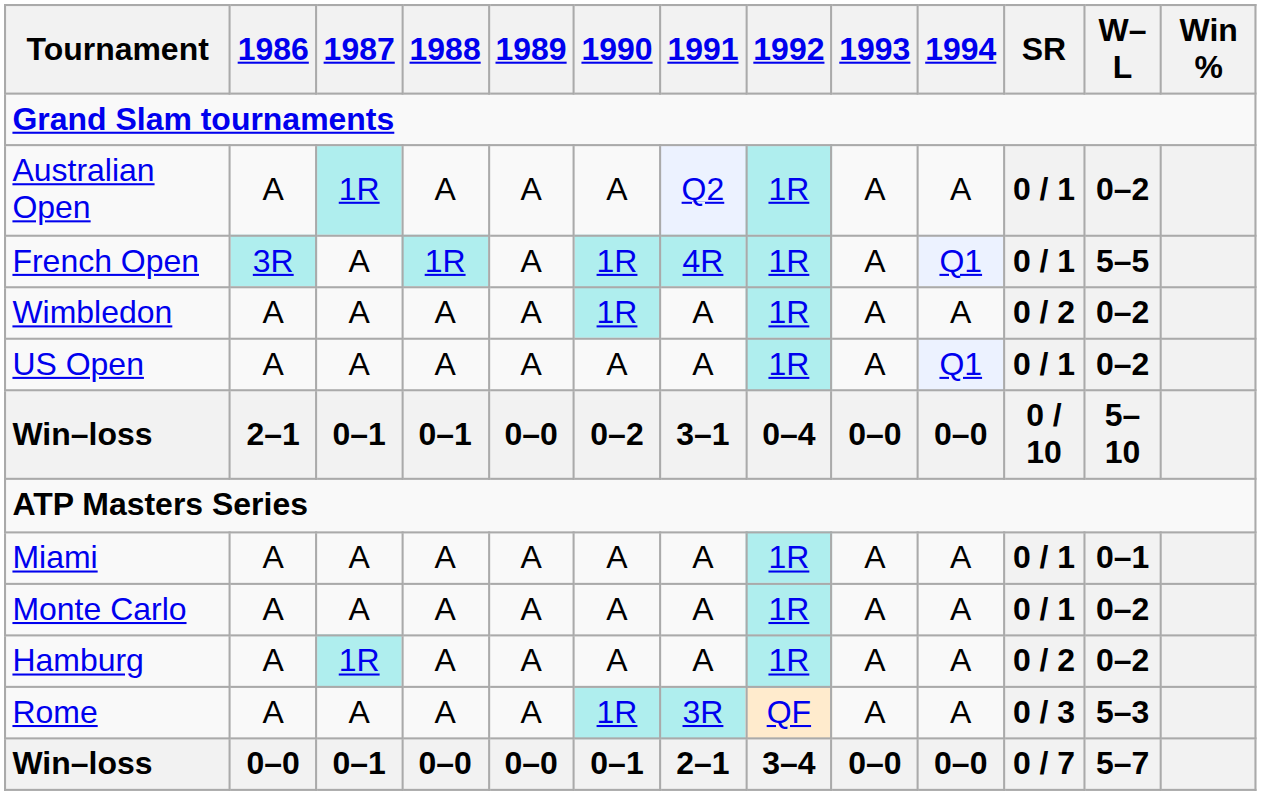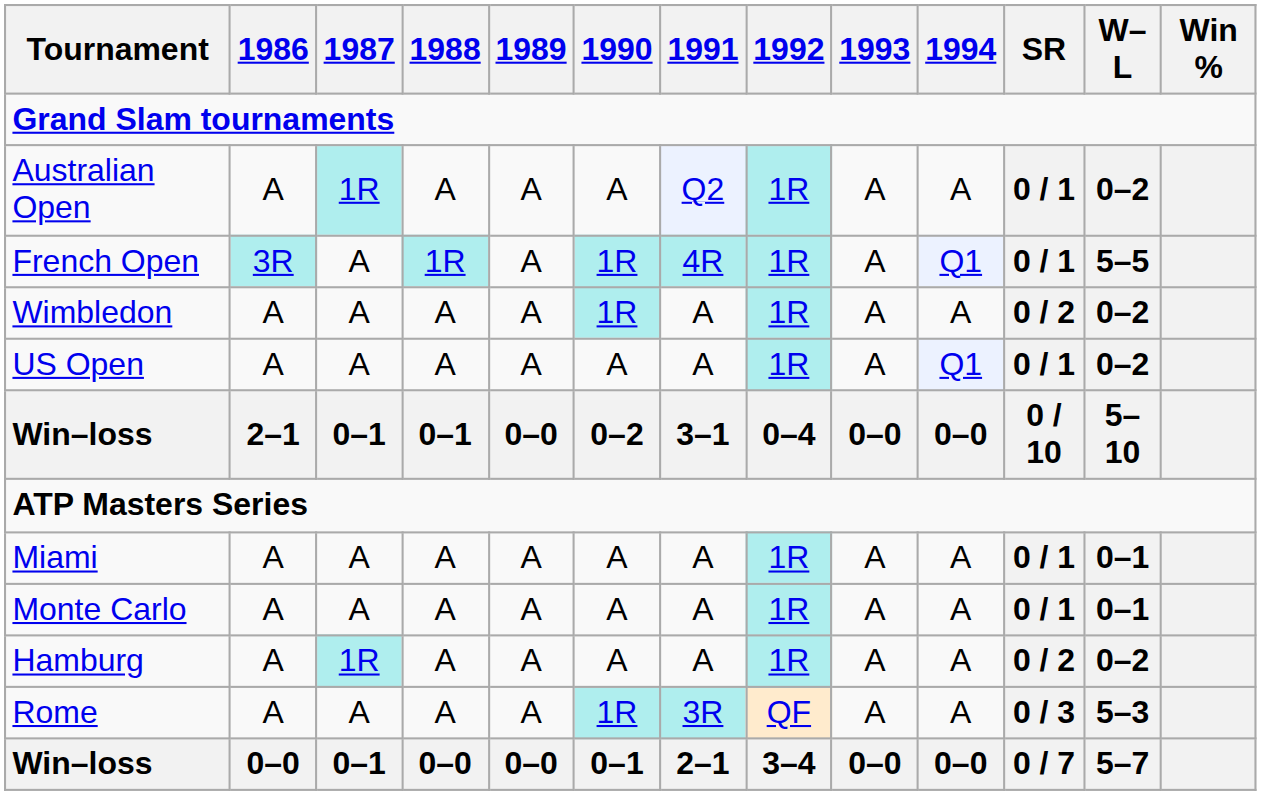(1123, 608) 0–2 -> (1123, 608) 0–1
